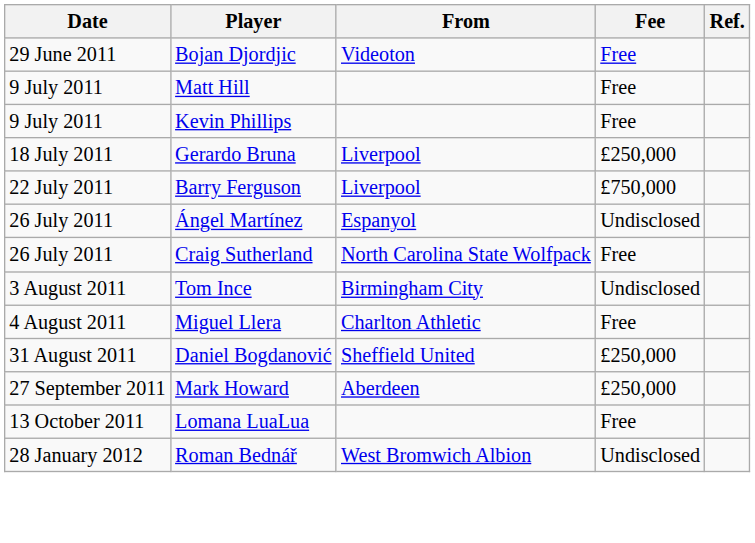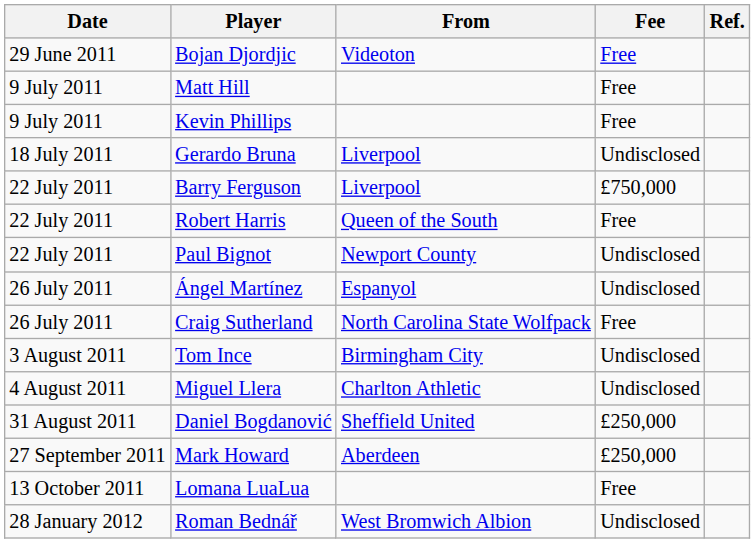(638, 154) £250,000 -> (650, 154) Undisclosed
+ row: (230, 221)
+ row: (223, 254)
(618, 321) Free -> (650, 388) Undisclosed
